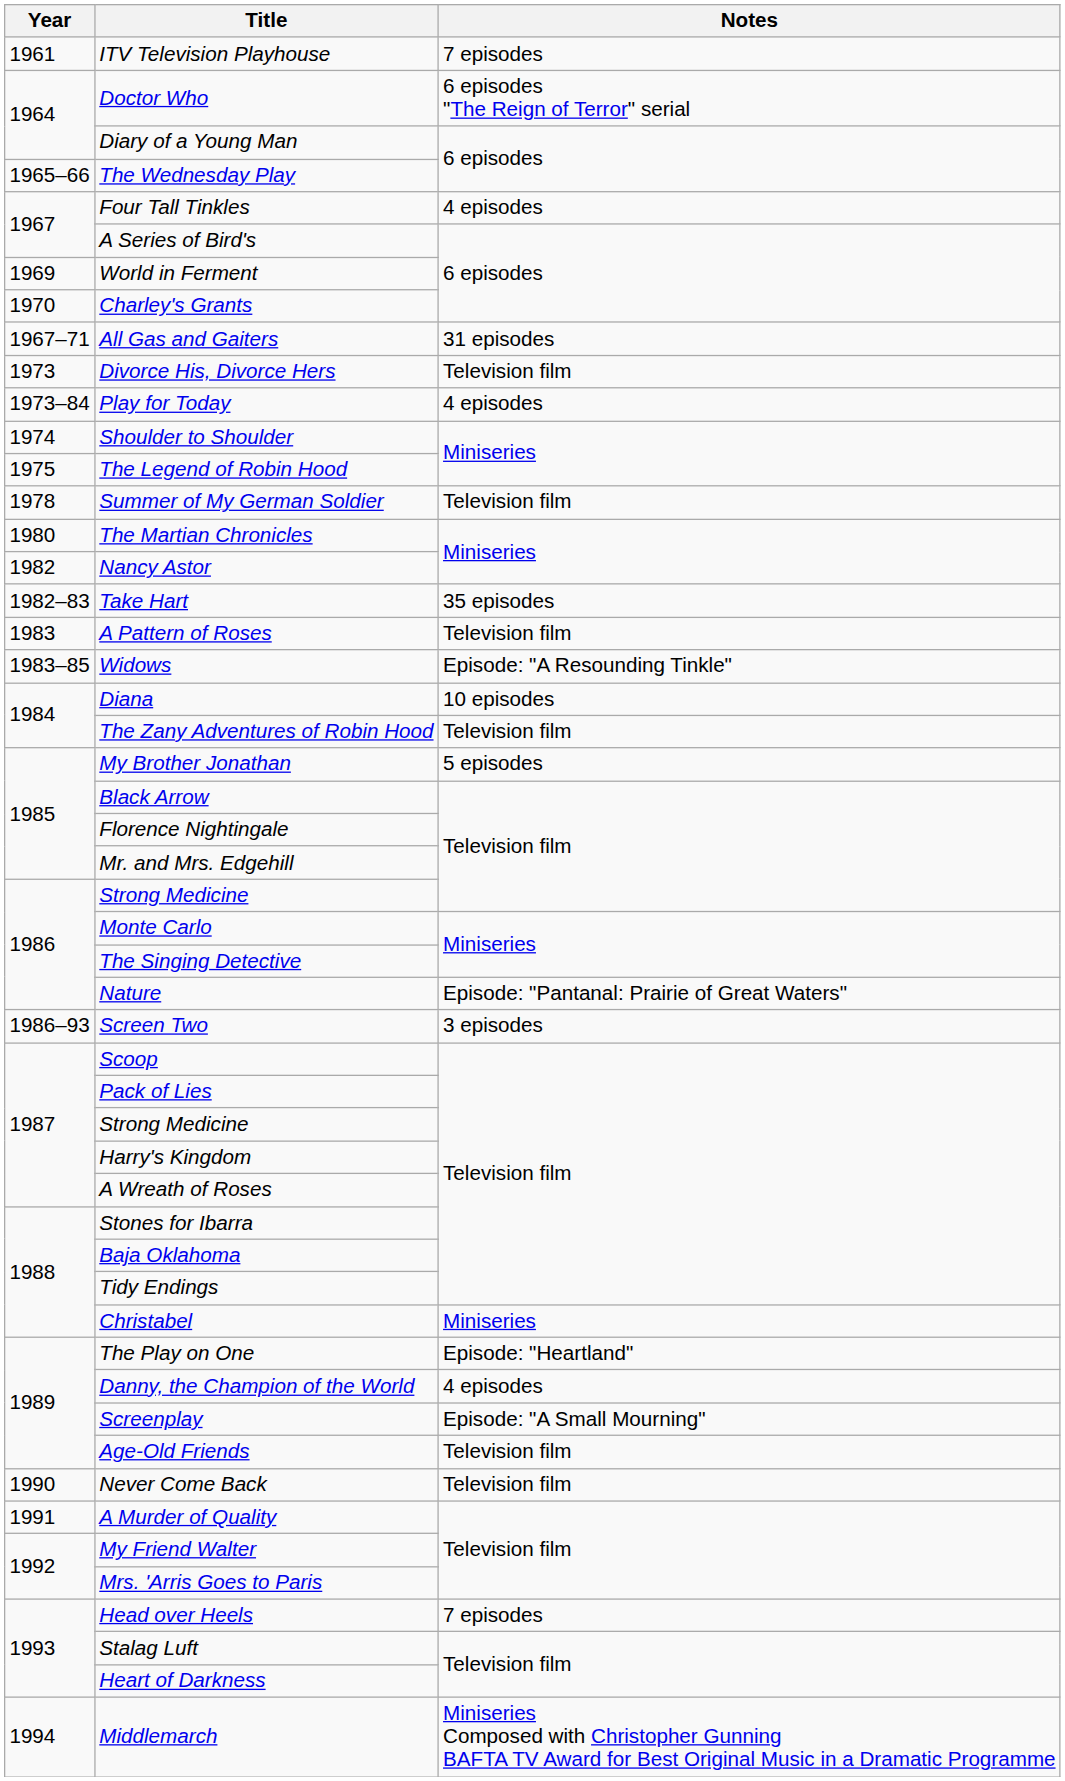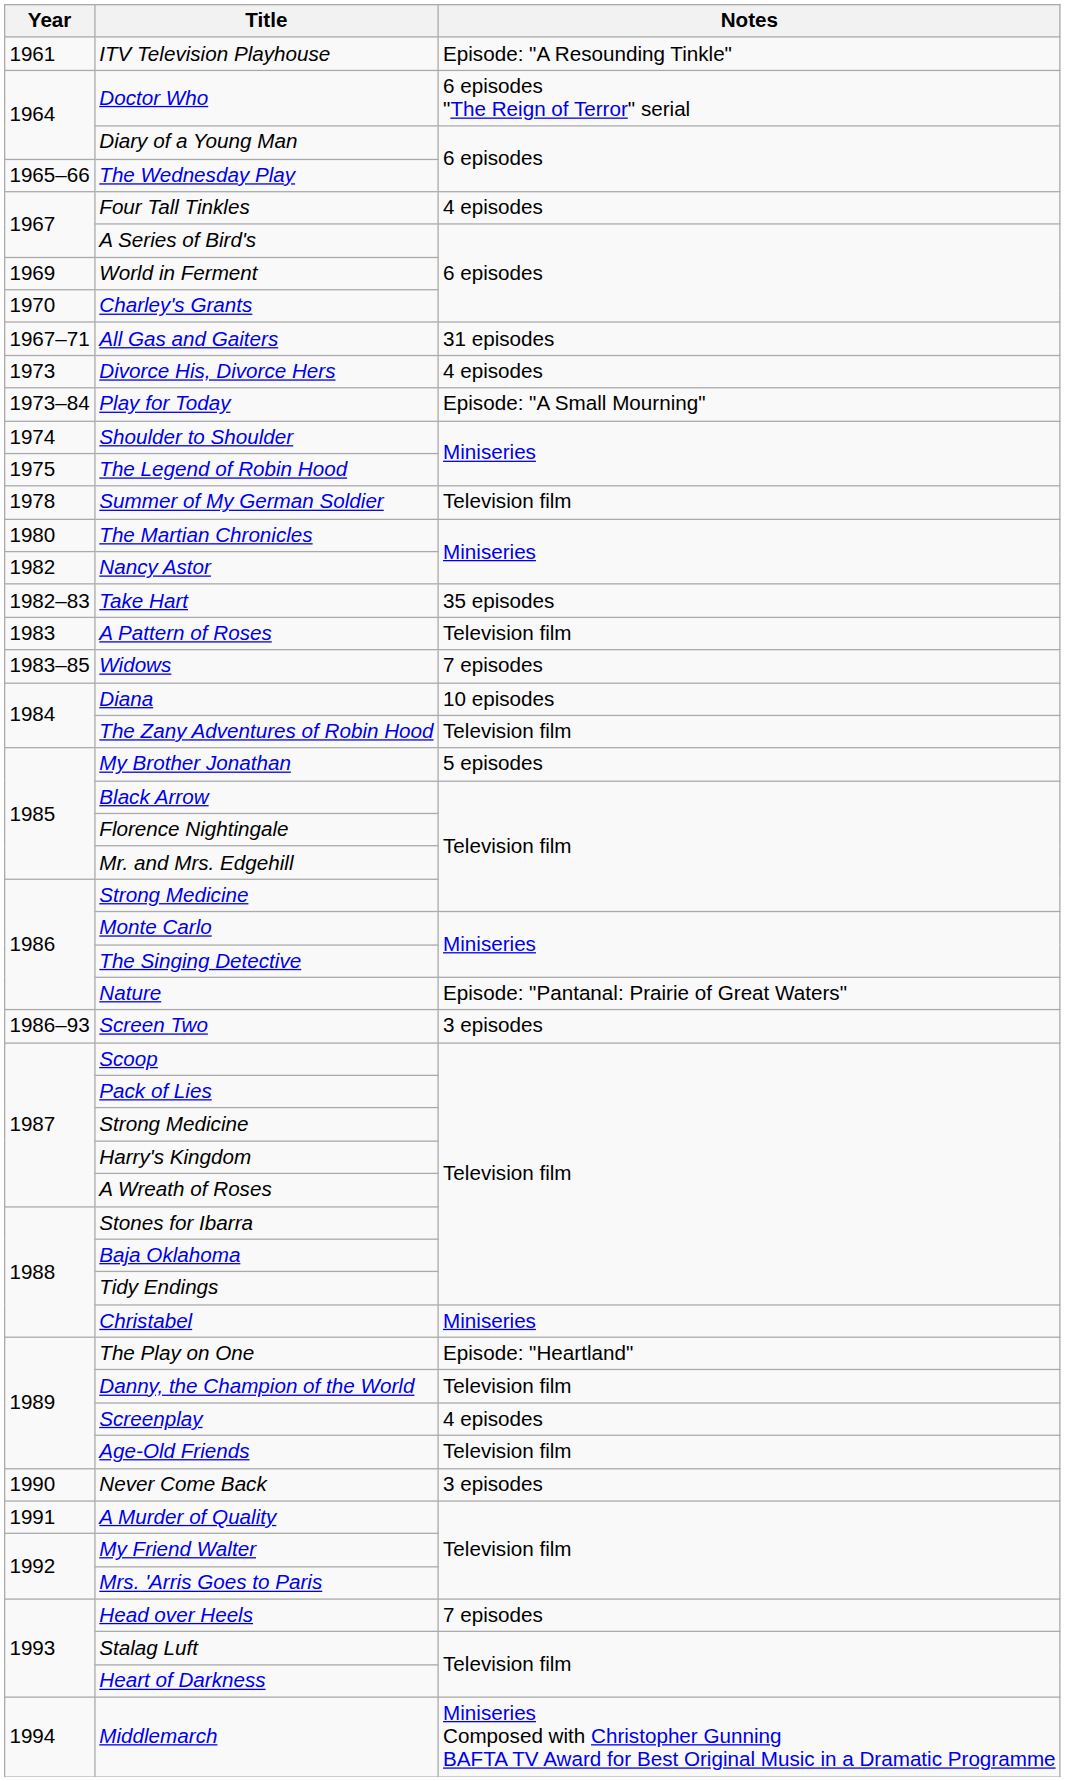(493, 53) 7 episodes -> (587, 53) Episode: "A Resounding Tinkle"
(507, 371) Television film -> (493, 371) 4 episodes
(493, 404) 4 episodes -> (574, 404) Episode: "A Small Mourning"
(587, 666) Episode: "A Resounding Tinkle" -> (493, 666) 7 episodes
(493, 1386) 4 episodes -> (507, 1386) Television film
(574, 1418) Episode: "A Small Mourning" -> (493, 1418) 4 episodes
(507, 1484) Television film -> (493, 1484) 3 episodes
